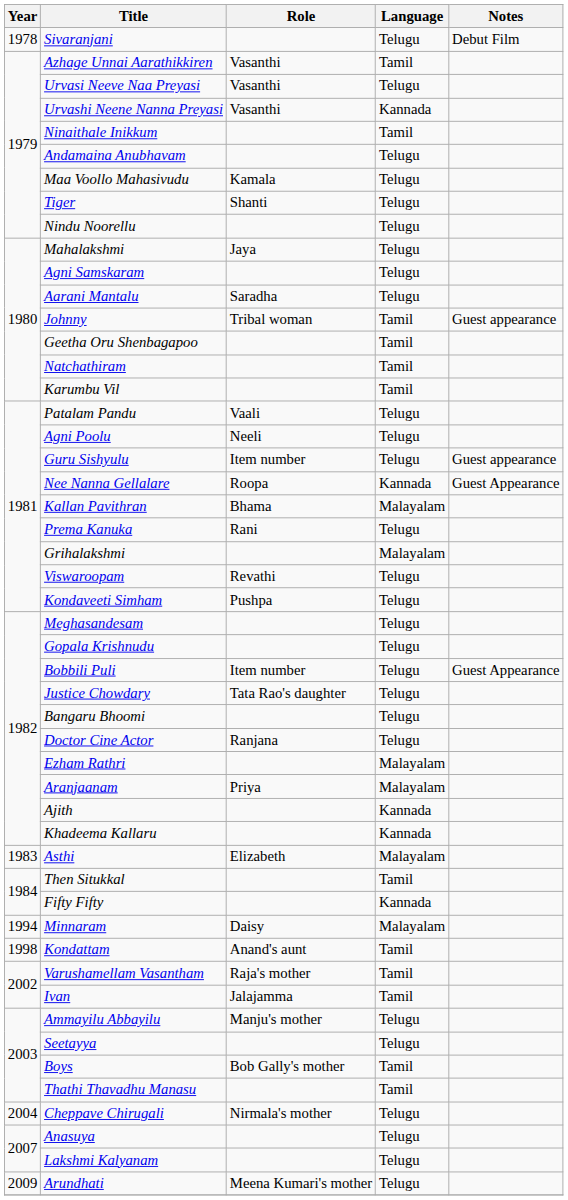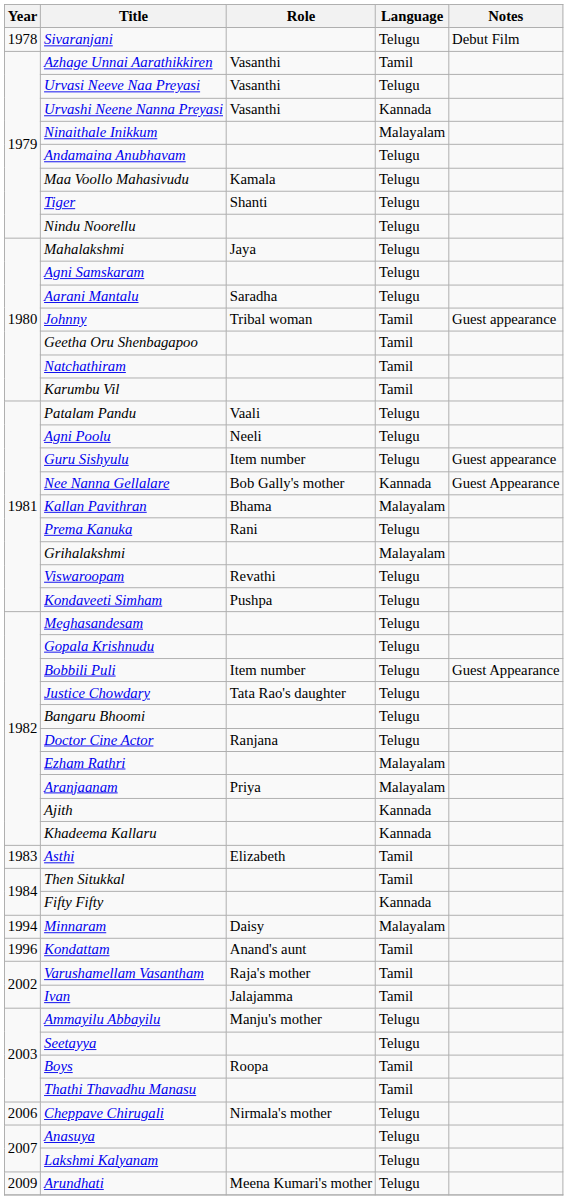(396, 132) Tamil -> (412, 132) Malayalam
(249, 483) Roopa -> (287, 483) Bob Gally's mother
(412, 856) Malayalam -> (396, 856) Tamil
(23, 949) 1998 -> (23, 949) 1996
(287, 1066) Bob Gally's mother -> (249, 1066) Roopa
(23, 1113) 2004 -> (23, 1113) 2006
